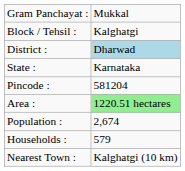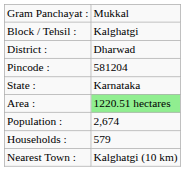(114, 49) lightblue background -> (114, 49) no background
rows swapped: (21, 67) <-> (28, 85)
